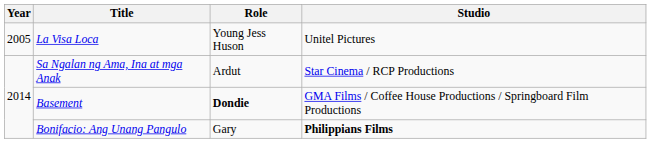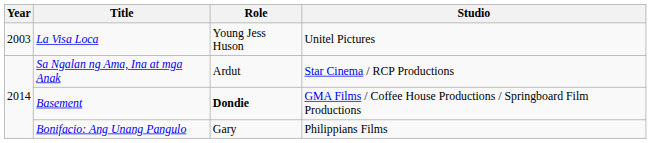(19, 39) 2005 -> (19, 39) 2003
(349, 128) bold -> (346, 128) normal
